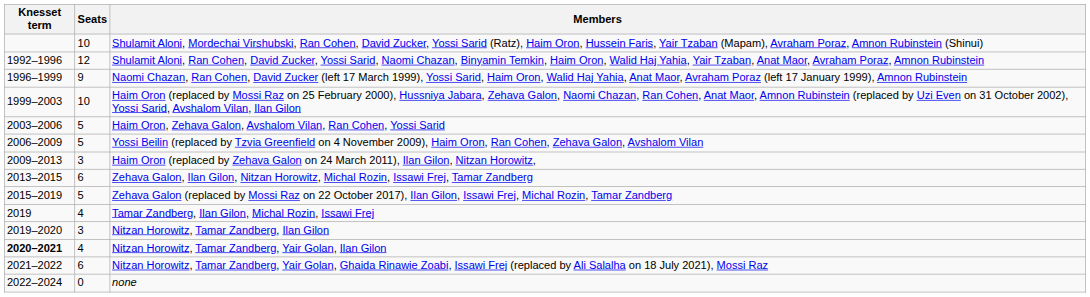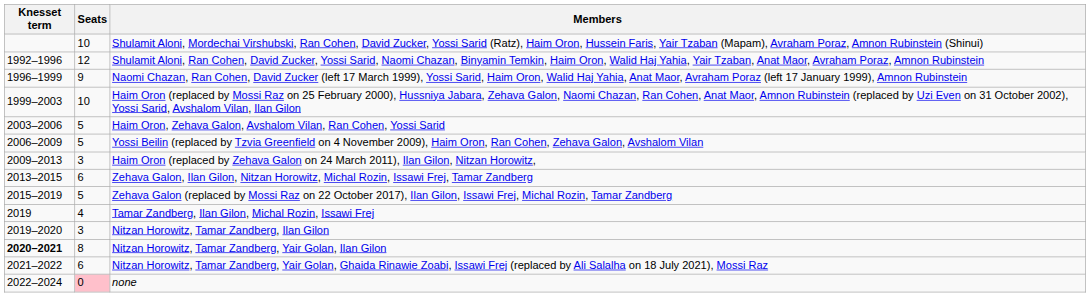(81, 248) 4 -> (81, 248) 8
(81, 283) no background -> (81, 283) pink background
